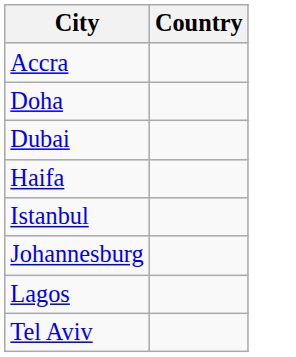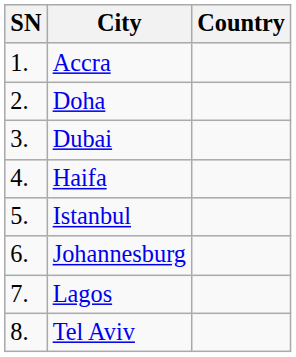+ column: (26, 23)
